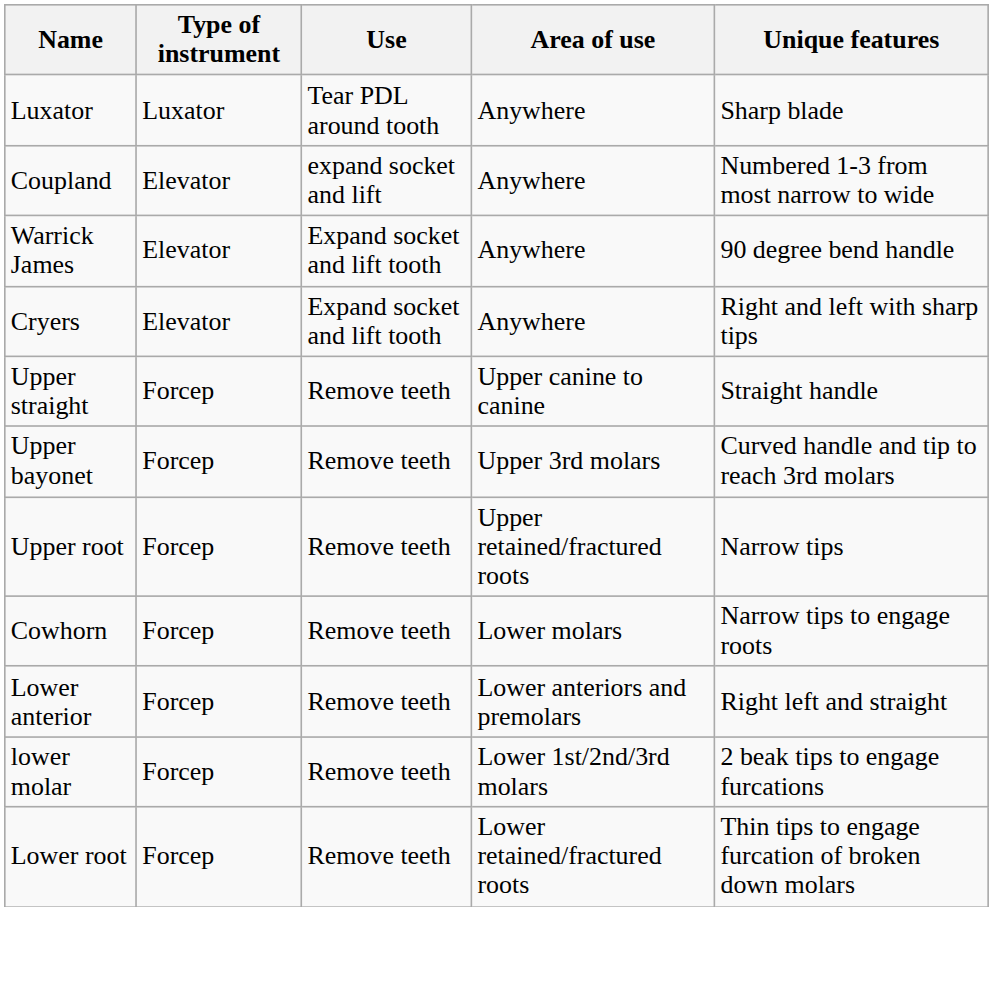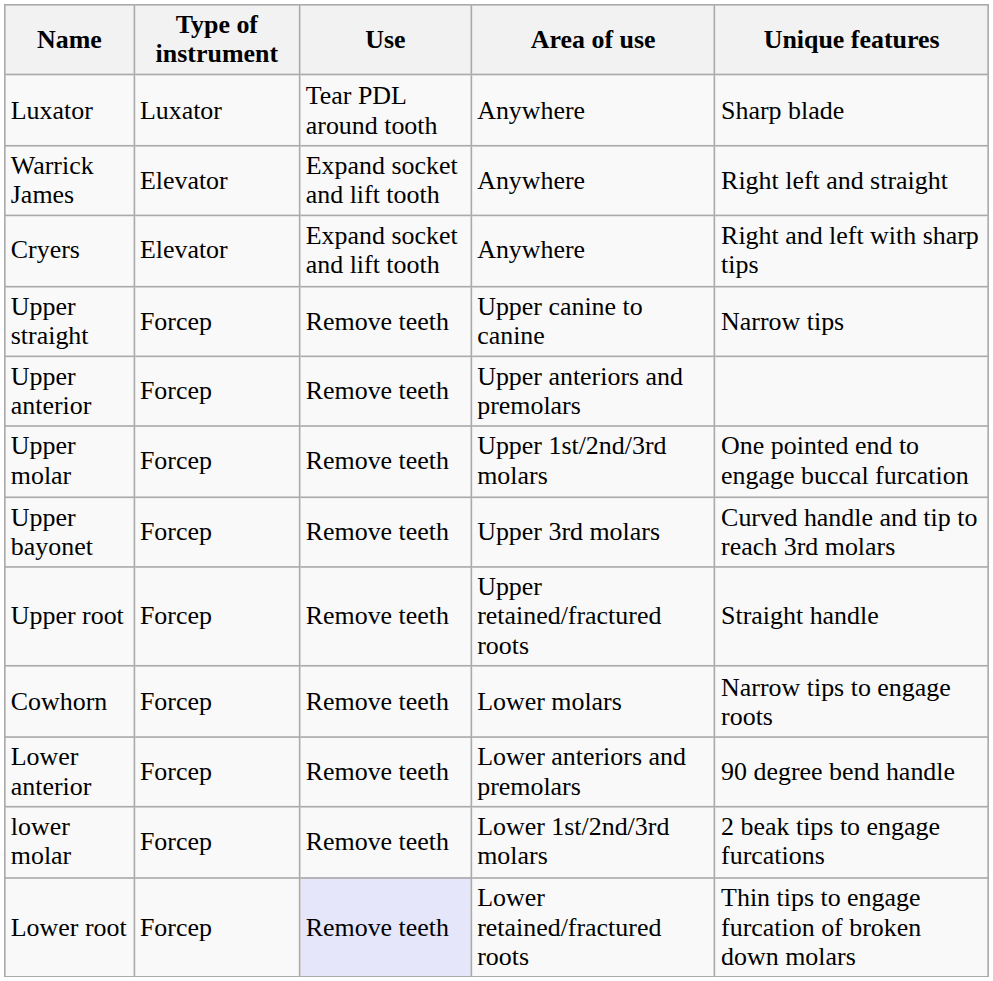- row: (61, 180)
(837, 250) 90 degree bend handle -> (834, 180) Right left and straight
(799, 390) Straight handle -> (783, 320) Narrow tips
+ row: (51, 390)
+ row: (43, 461)
(782, 546) Narrow tips -> (800, 616) Straight handle
(834, 701) Right left and straight -> (838, 771) 90 degree bend handle
(379, 856) no background -> (377, 926) lavender background
